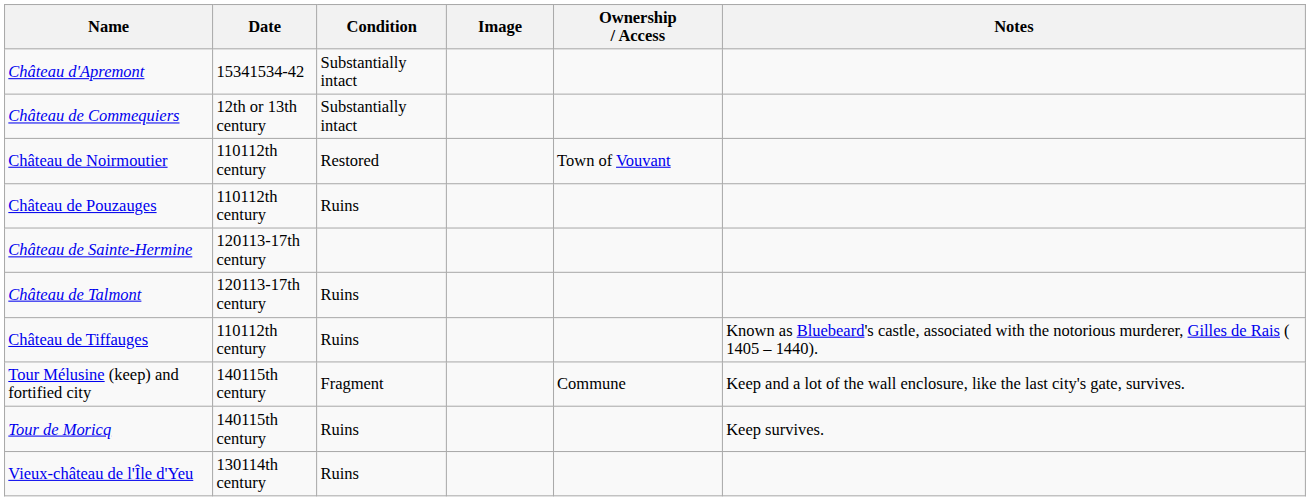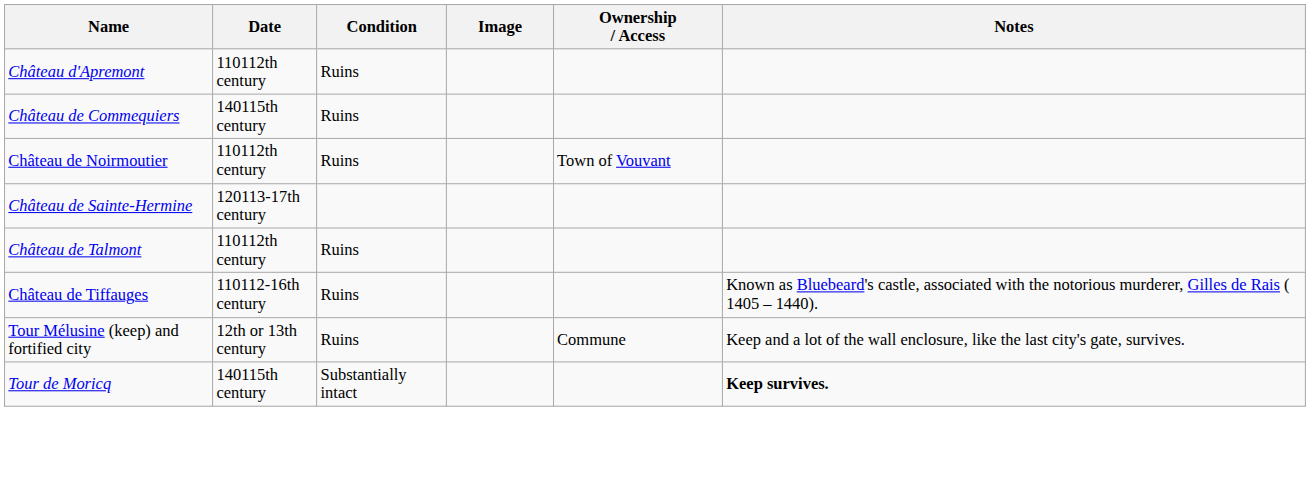(260, 71) 15341534-42 -> (247, 71) 110112th century
(364, 71) Substantially intact -> (340, 71) Ruins
(257, 116) 12th or 13th century -> (247, 116) 140115th century
(364, 116) Substantially intact -> (340, 116) Ruins
(350, 160) Restored -> (340, 160) Ruins
- row: (82, 205)
(258, 294) 120113-17th century -> (247, 250) 110112th century
(247, 339) 110112th century -> (258, 294) 110112-16th century
(247, 384) 140115th century -> (257, 339) 12th or 13th century
(352, 384) Fragment -> (340, 339) Ruins
(340, 428) Ruins -> (364, 384) Substantially intact
(775, 428) normal -> (777, 384) bold
- row: (101, 473)
